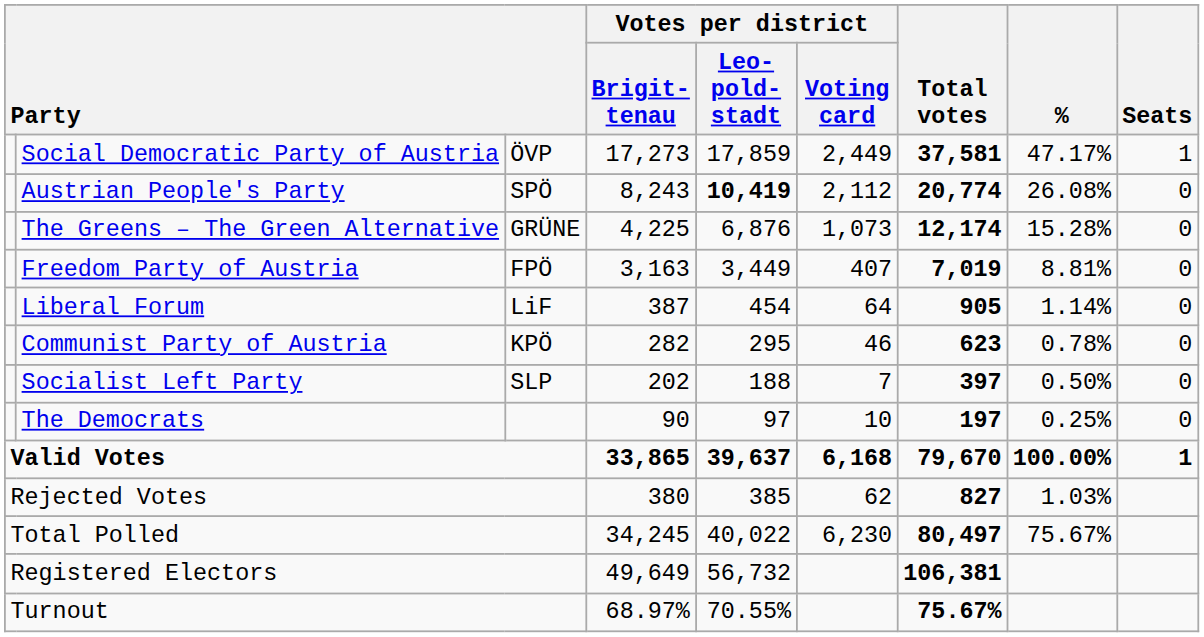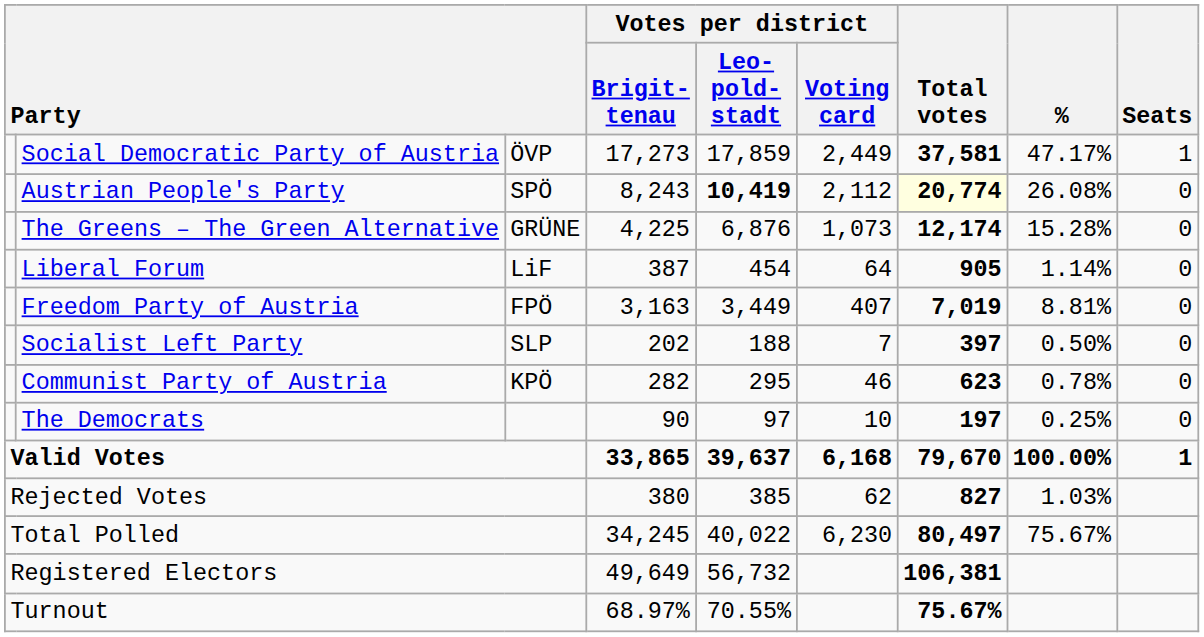(959, 192) no background -> (959, 192) lightyellow background
rows swapped: (190, 269) <-> (113, 307)
rows swapped: (204, 345) <-> (162, 383)
